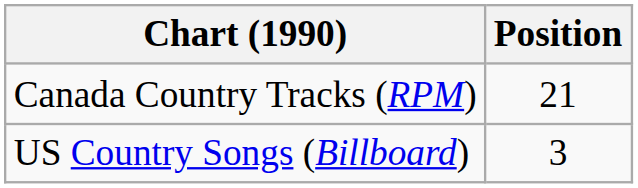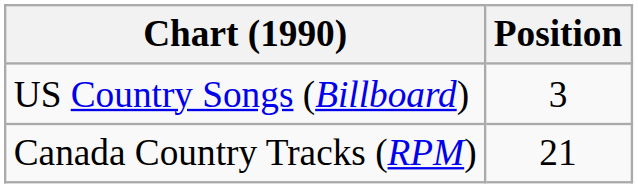rows swapped: (245, 93) <-> (241, 152)
